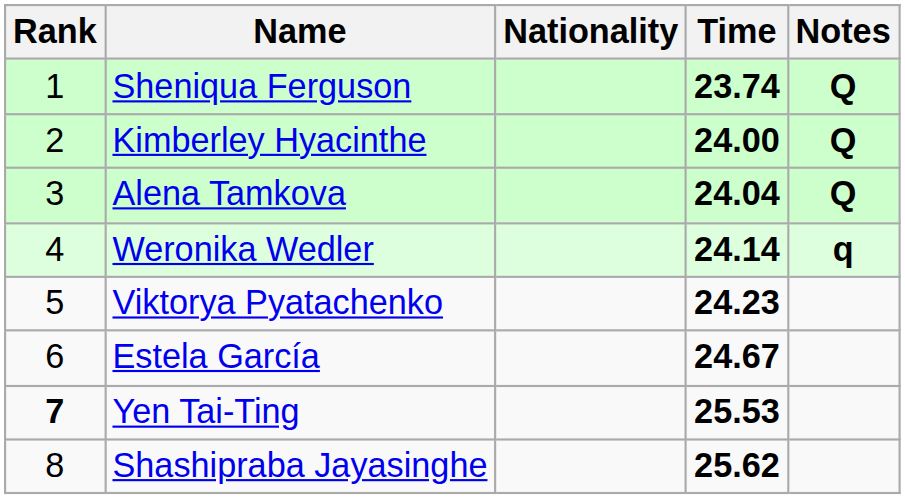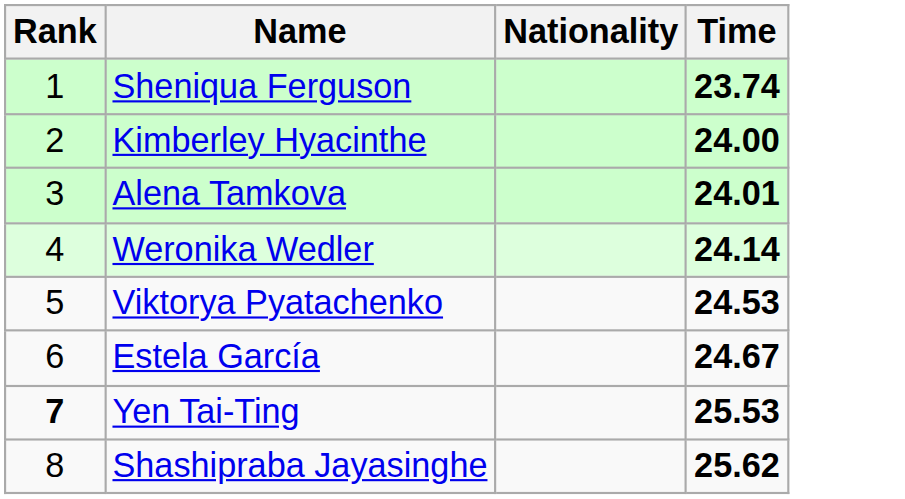- column: (843, 31)
(737, 194) 24.04 -> (737, 194) 24.01
(737, 303) 24.23 -> (737, 303) 24.53
